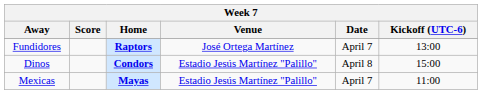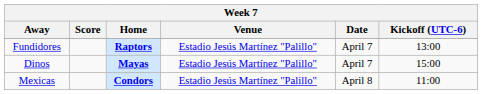(248, 47) José Ortega Martínez -> (248, 47) Estadio Jesús Martínez "Palillo"
(133, 64) Condors -> (133, 64) Mayas
(357, 64) April 8 -> (357, 64) April 7
(133, 81) Mayas -> (133, 81) Condors
(357, 81) April 7 -> (357, 81) April 8
